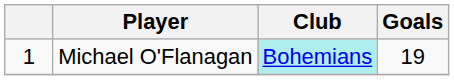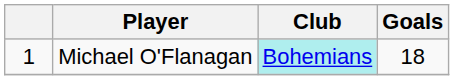(413, 56) 19 -> (413, 56) 18
